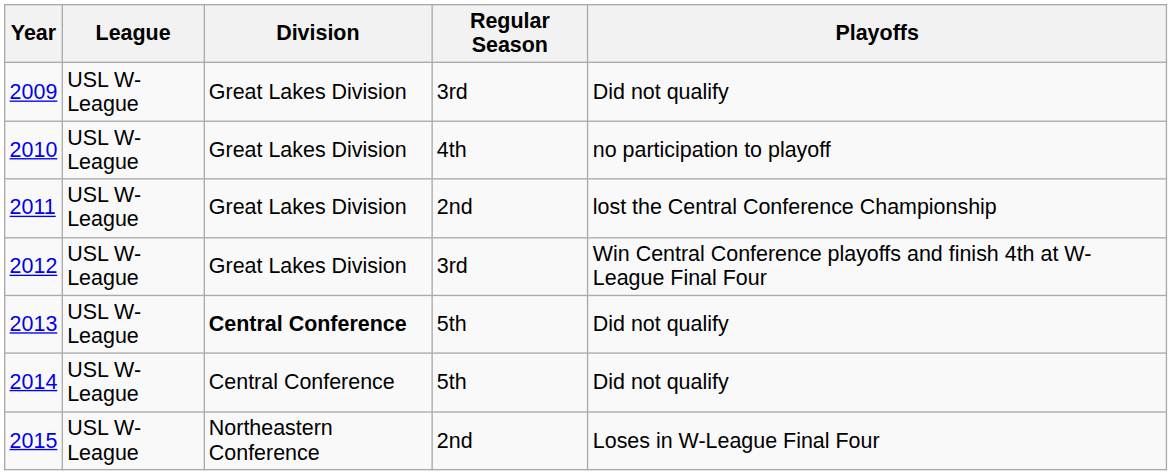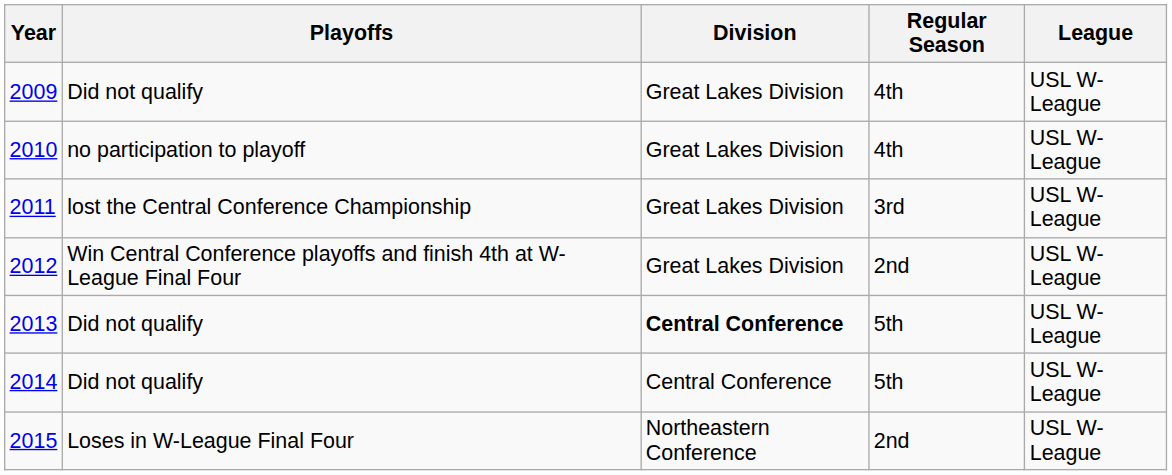columns swapped: (133, 33) <-> (877, 33)
(452, 91) 3rd -> (889, 91) 4th
(455, 207) 2nd -> (889, 207) 3rd
(452, 266) 3rd -> (892, 266) 2nd
